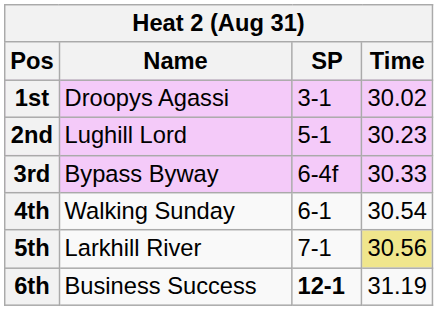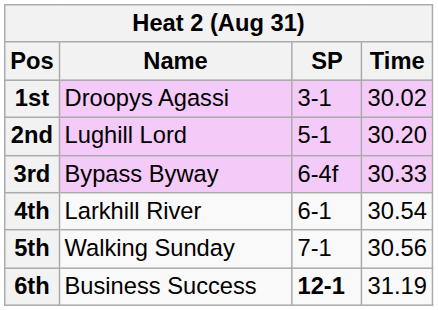(397, 135) 30.23 -> (397, 135) 30.20
(150, 211) Walking Sunday -> (133, 211) Larkhill River
(133, 248) Larkhill River -> (150, 248) Walking Sunday
(397, 248) khaki background -> (397, 248) no background
